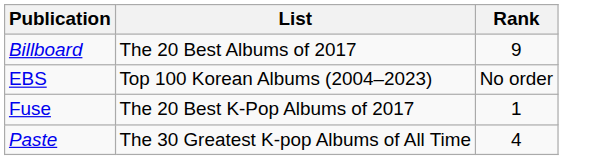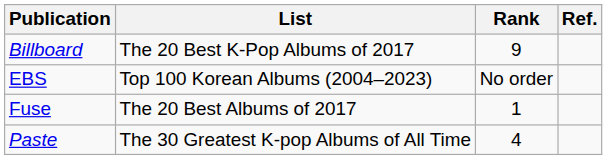+ column: (580, 19)
(238, 49) The 20 Best Albums of 2017 -> (267, 49) The 20 Best K-Pop Albums of 2017
(267, 109) The 20 Best K-Pop Albums of 2017 -> (238, 109) The 20 Best Albums of 2017
